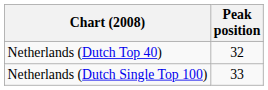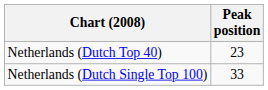(237, 52) 32 -> (237, 52) 23
